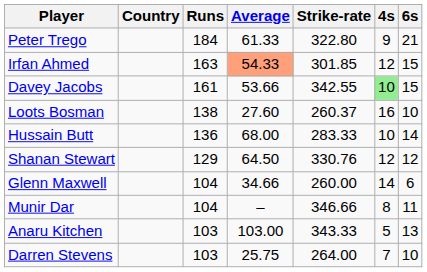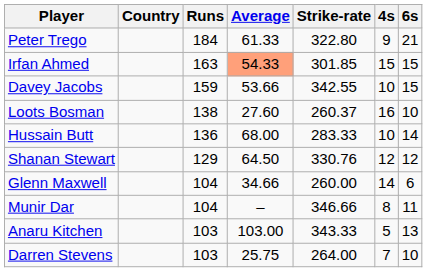(386, 64) 12 -> (386, 64) 15
(205, 87) 161 -> (205, 87) 159
(386, 87) lightgreen background -> (386, 87) no background
